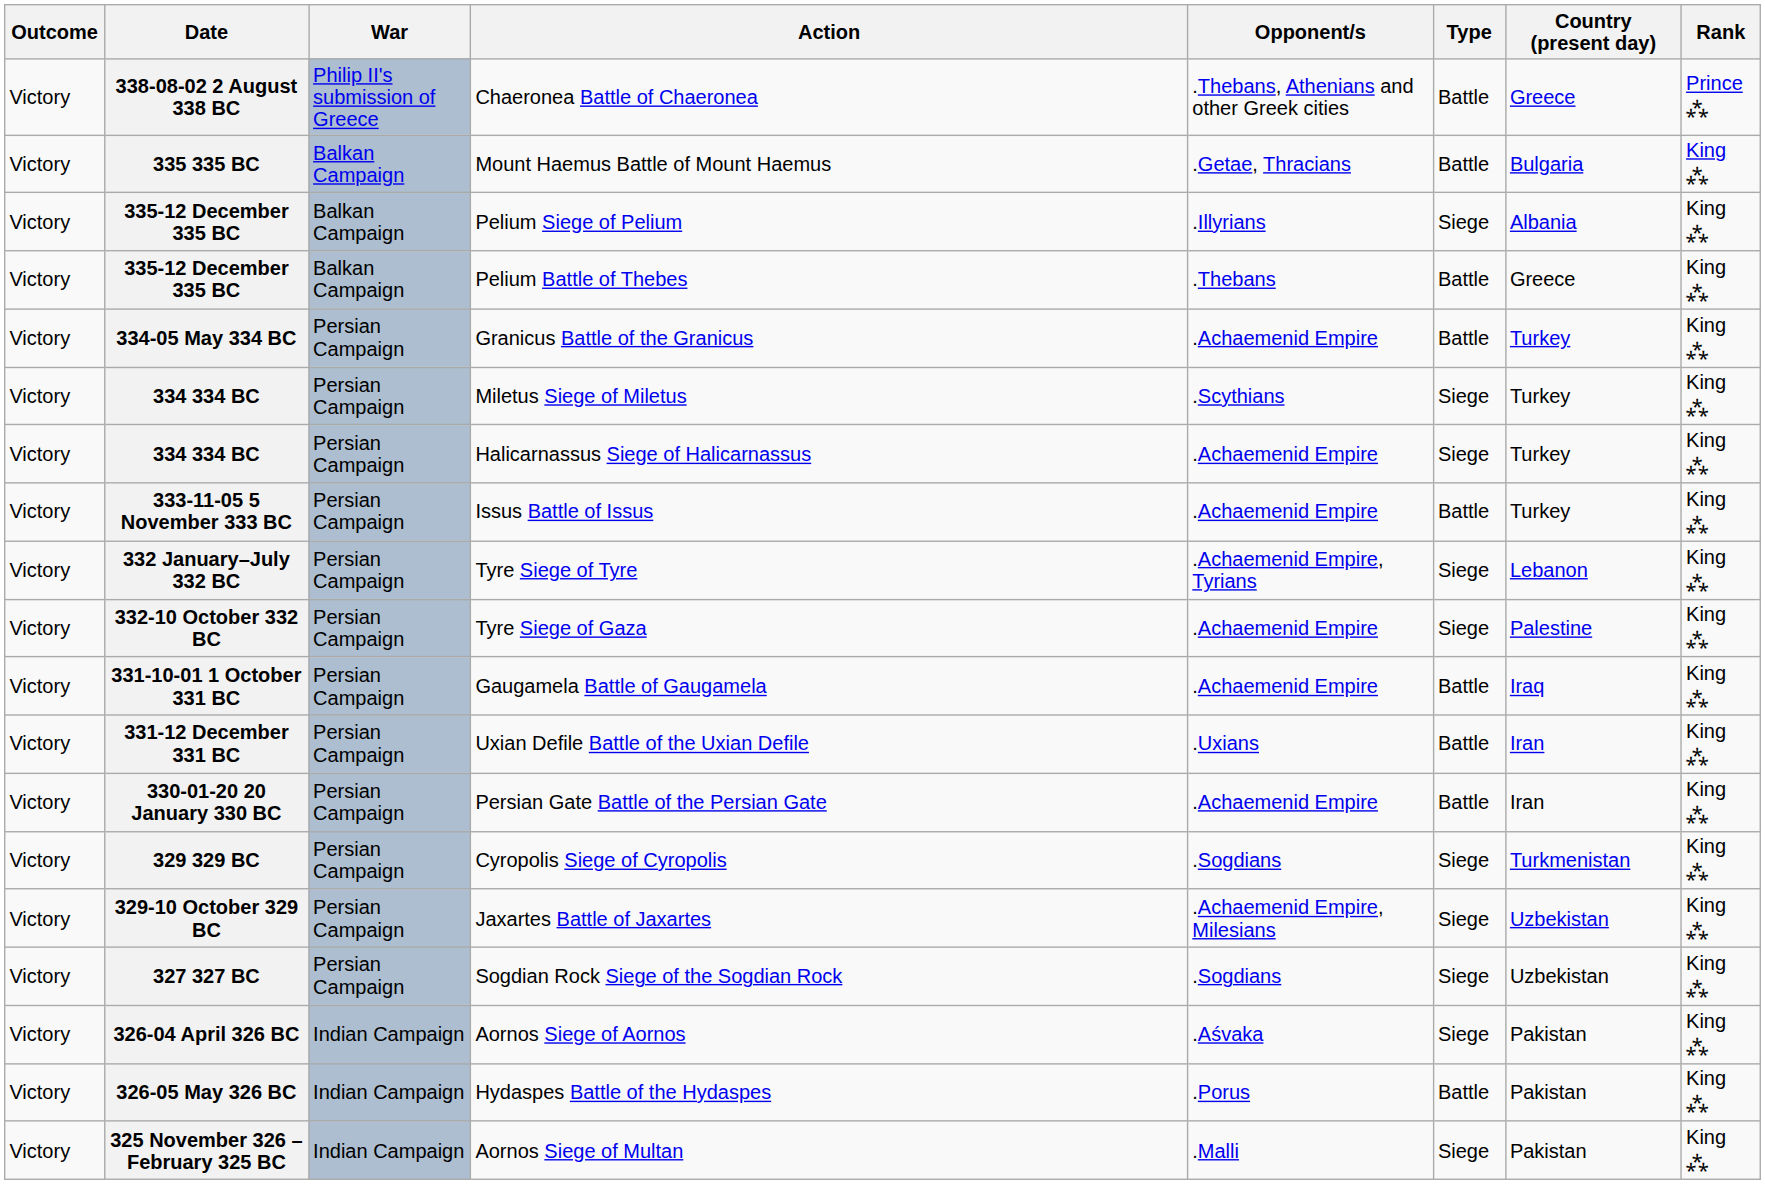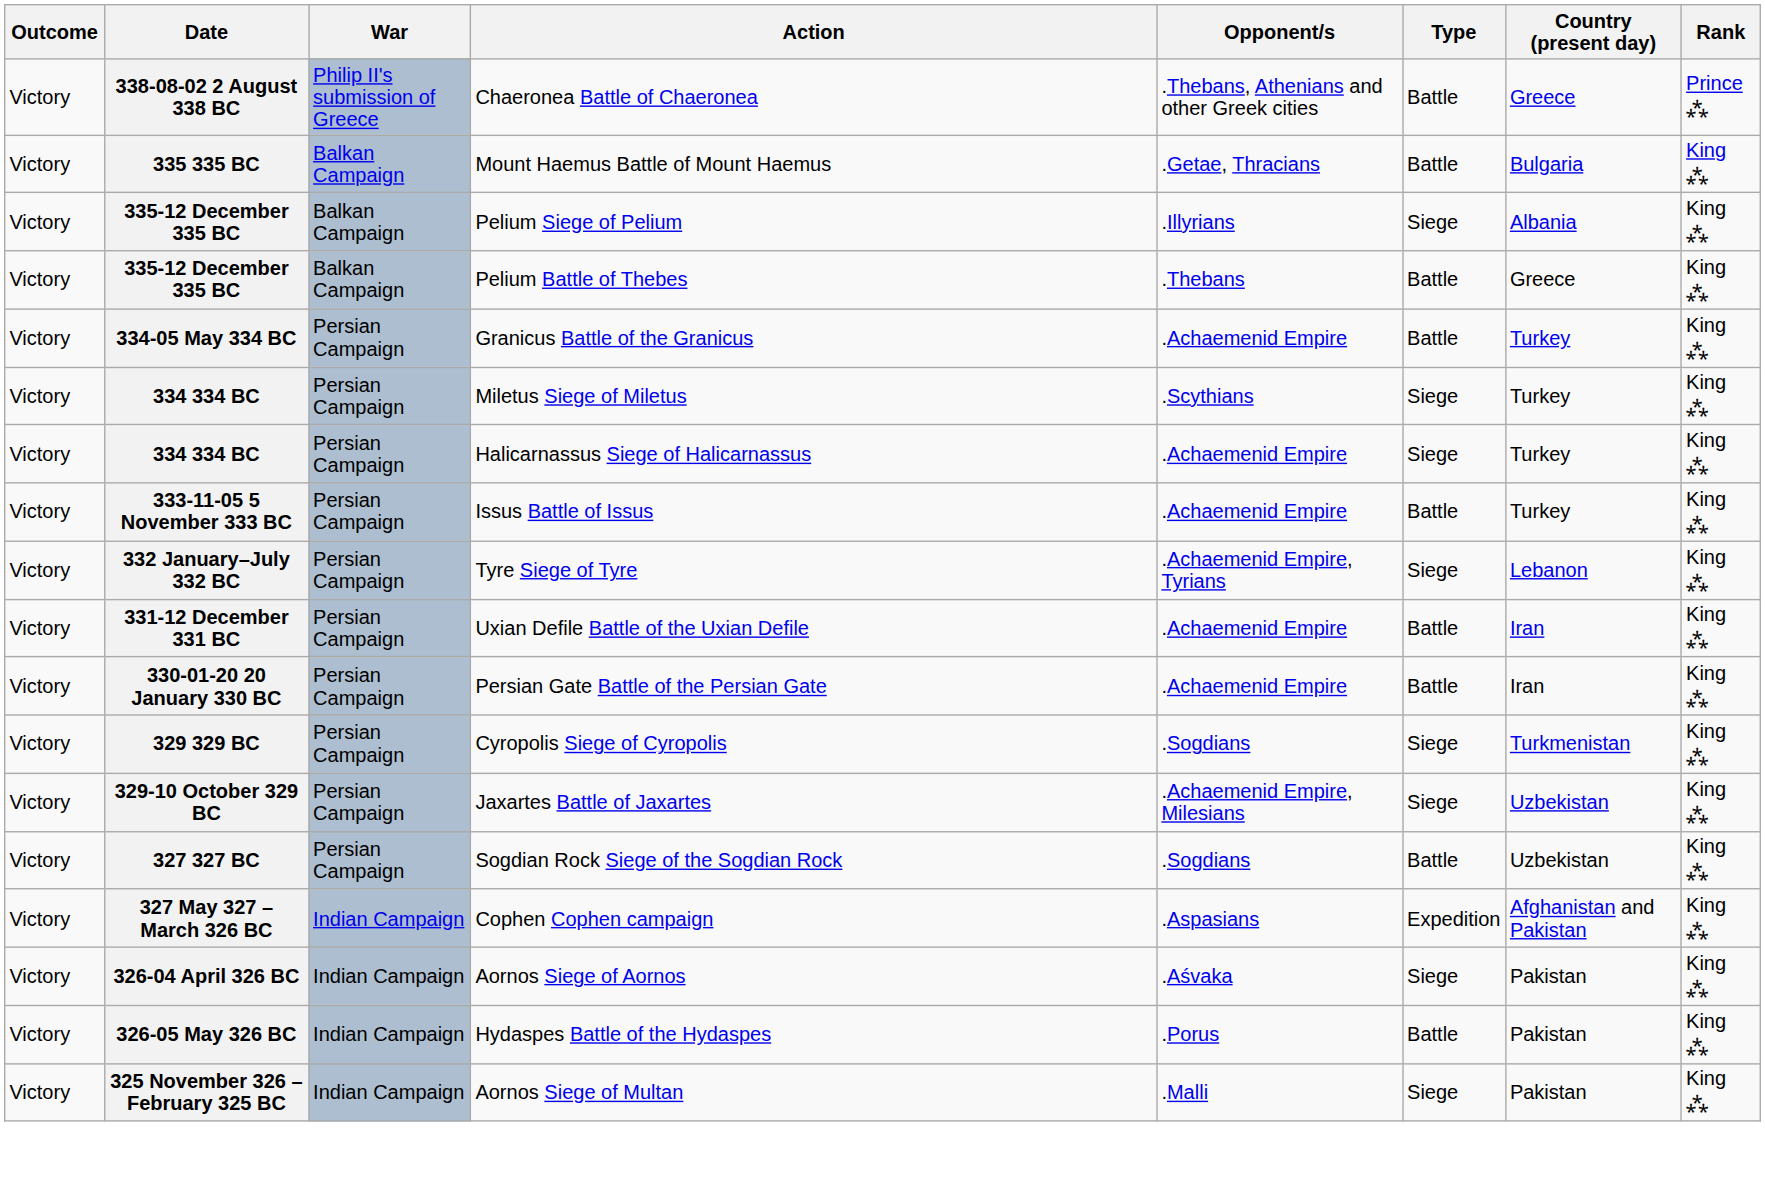- row: (206, 628)
- row: (206, 686)
(1226, 744) .Uxians -> (1254, 628) .Achaemenid Empire
(1464, 977) Siege -> (1433, 860) Battle
+ row: (206, 918)
